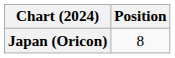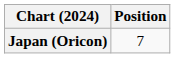(140, 40) 8 -> (140, 40) 7
